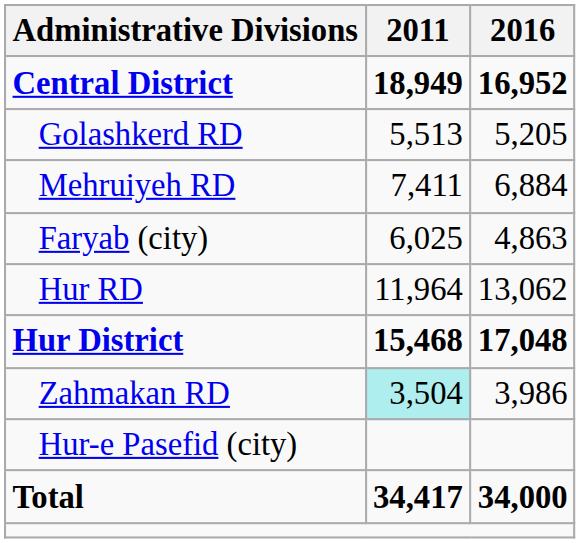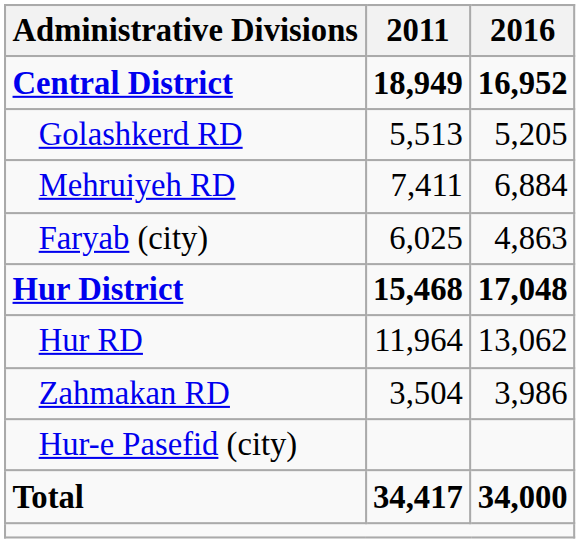rows swapped: (98, 340) <-> (91, 289)
(426, 392) paleturquoise background -> (426, 392) no background
